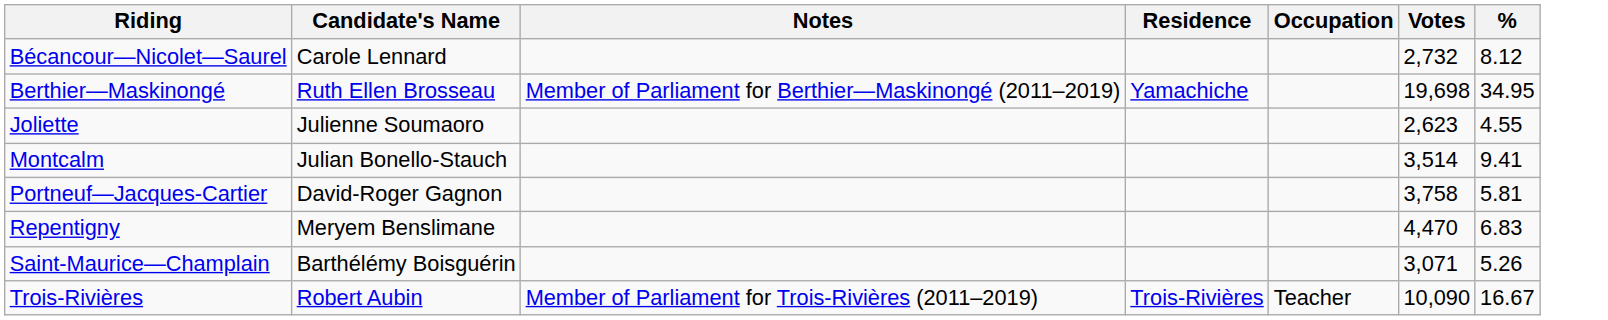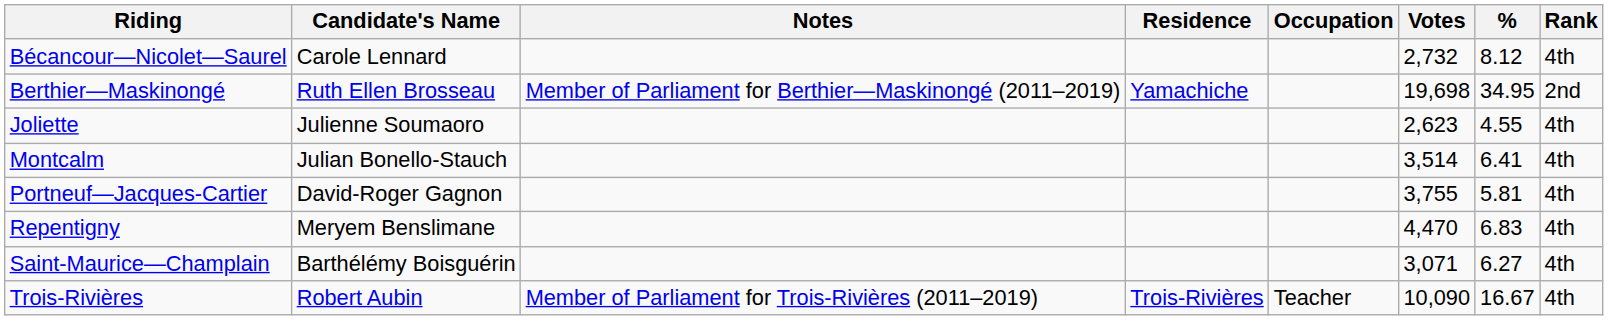+ column: (1571, 21)
(1501, 159) 9.41 -> (1501, 159) 6.41
(1431, 194) 3,758 -> (1431, 194) 3,755
(1501, 263) 5.26 -> (1501, 263) 6.27
